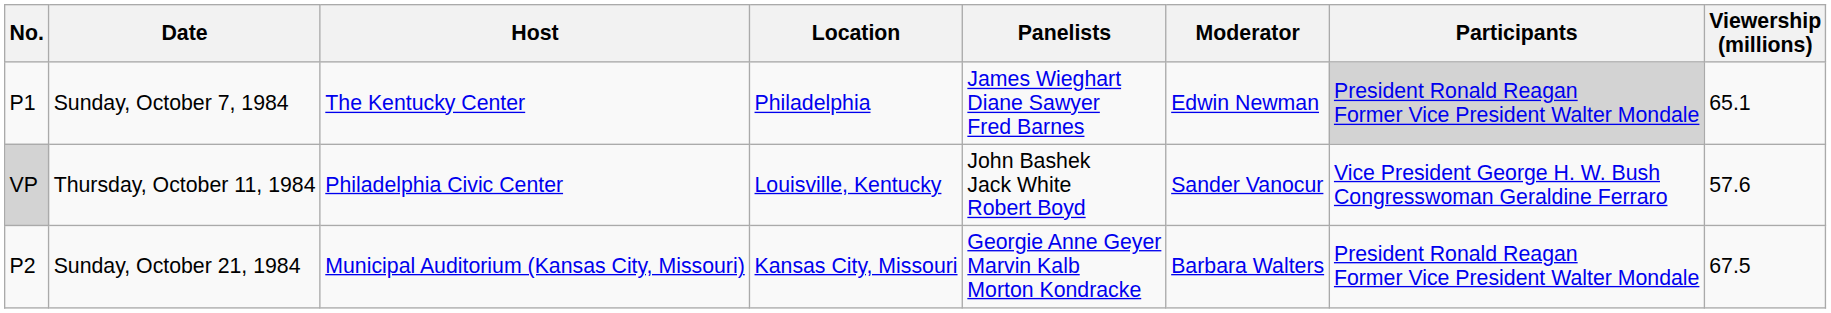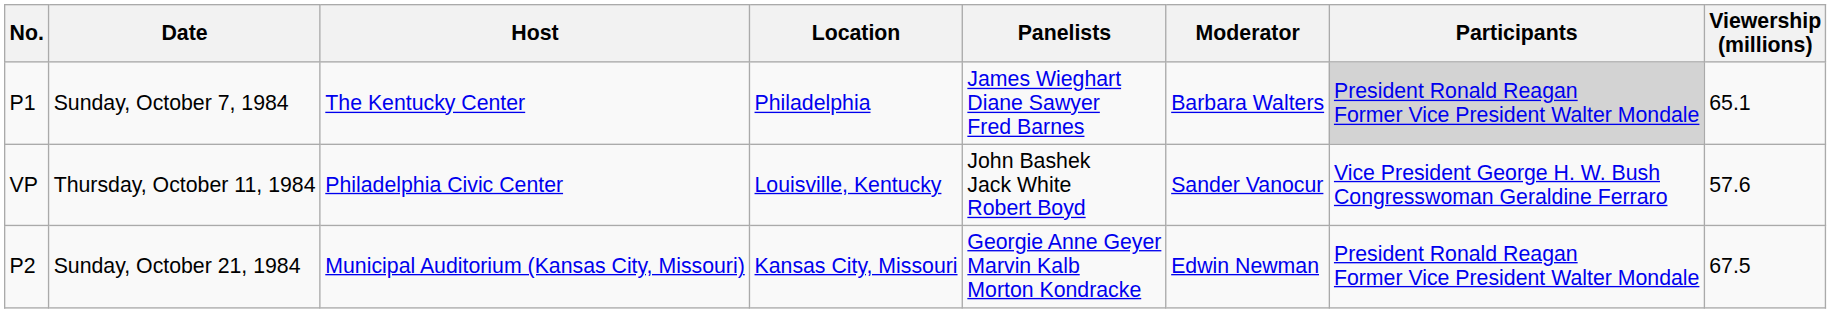(1245, 103) Edwin Newman -> (1248, 103) Barbara Walters
(24, 184) lightgrey background -> (24, 184) no background
(1248, 266) Barbara Walters -> (1245, 266) Edwin Newman
